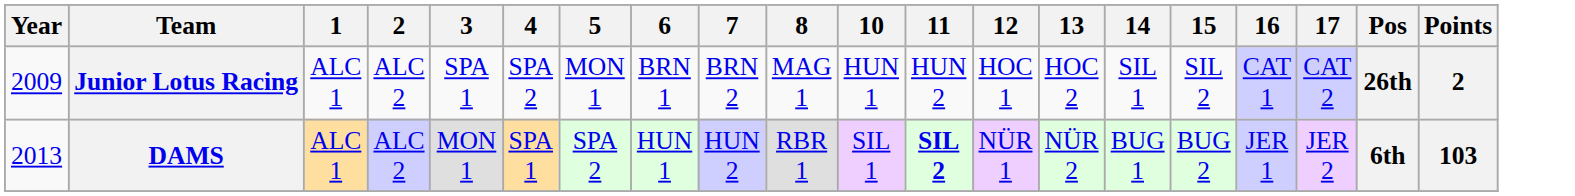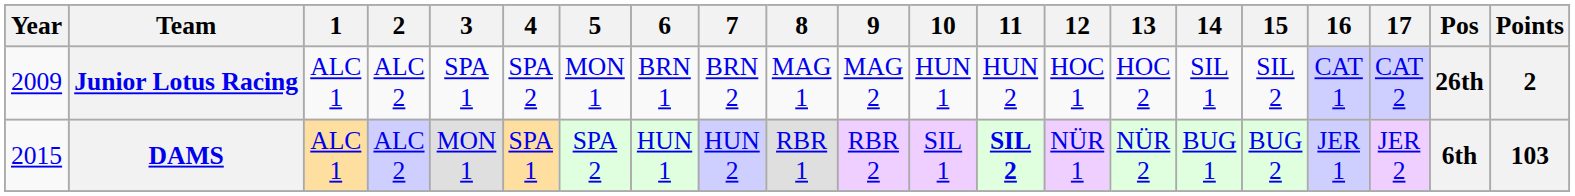+ column: (873, 25)
(37, 154) 2013 -> (37, 154) 2015
